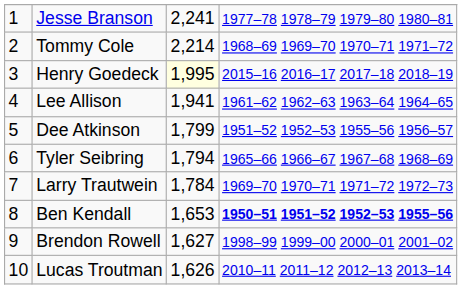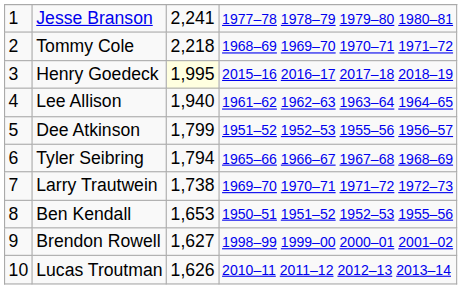(193, 46) 2,214 -> (193, 46) 2,218
(193, 102) 1,941 -> (193, 102) 1,940
(193, 185) 1,784 -> (193, 185) 1,738
(338, 214) bold -> (338, 214) normal
